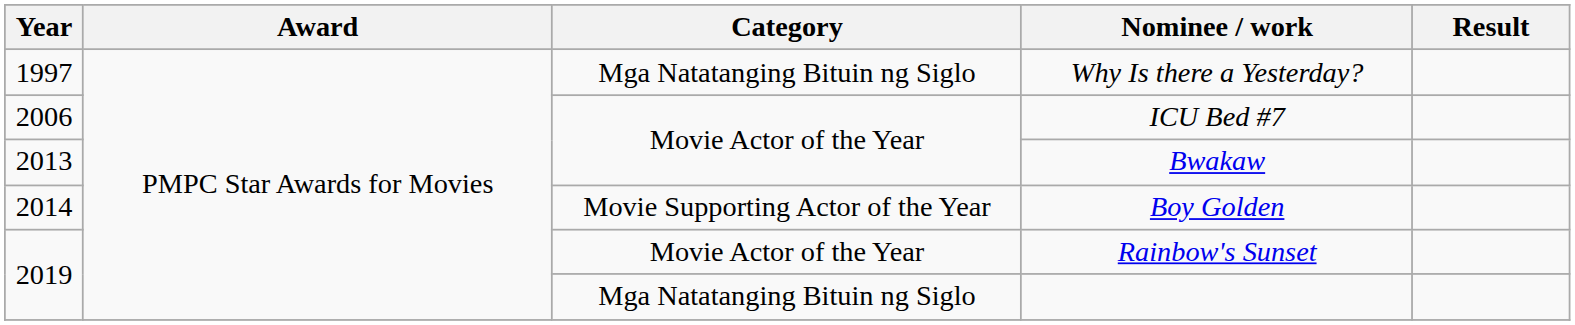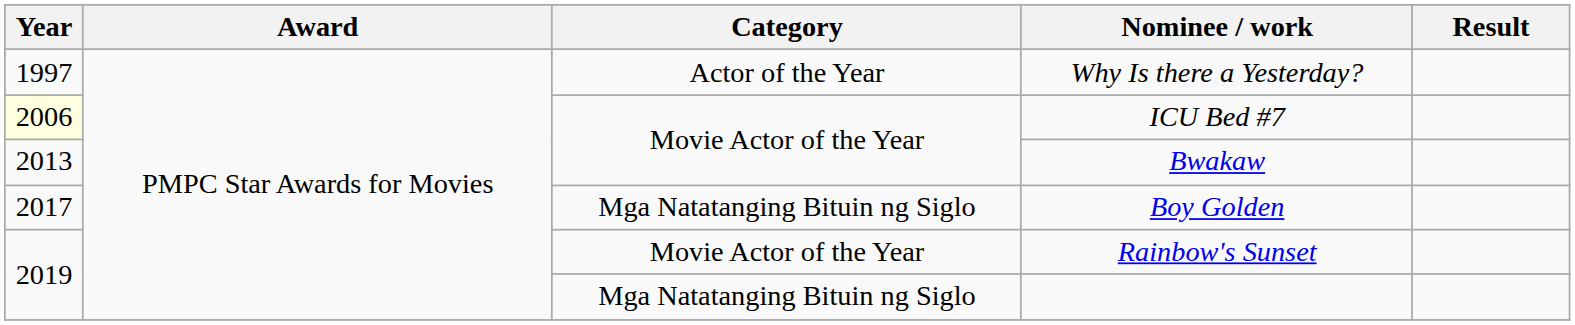(787, 71) Mga Natatanging Bituin ng Siglo -> (787, 71) Actor of the Year
(44, 116) no background -> (44, 116) lightyellow background
(44, 206) 2014 -> (44, 206) 2017
(787, 206) Movie Supporting Actor of the Year -> (787, 206) Mga Natatanging Bituin ng Siglo
